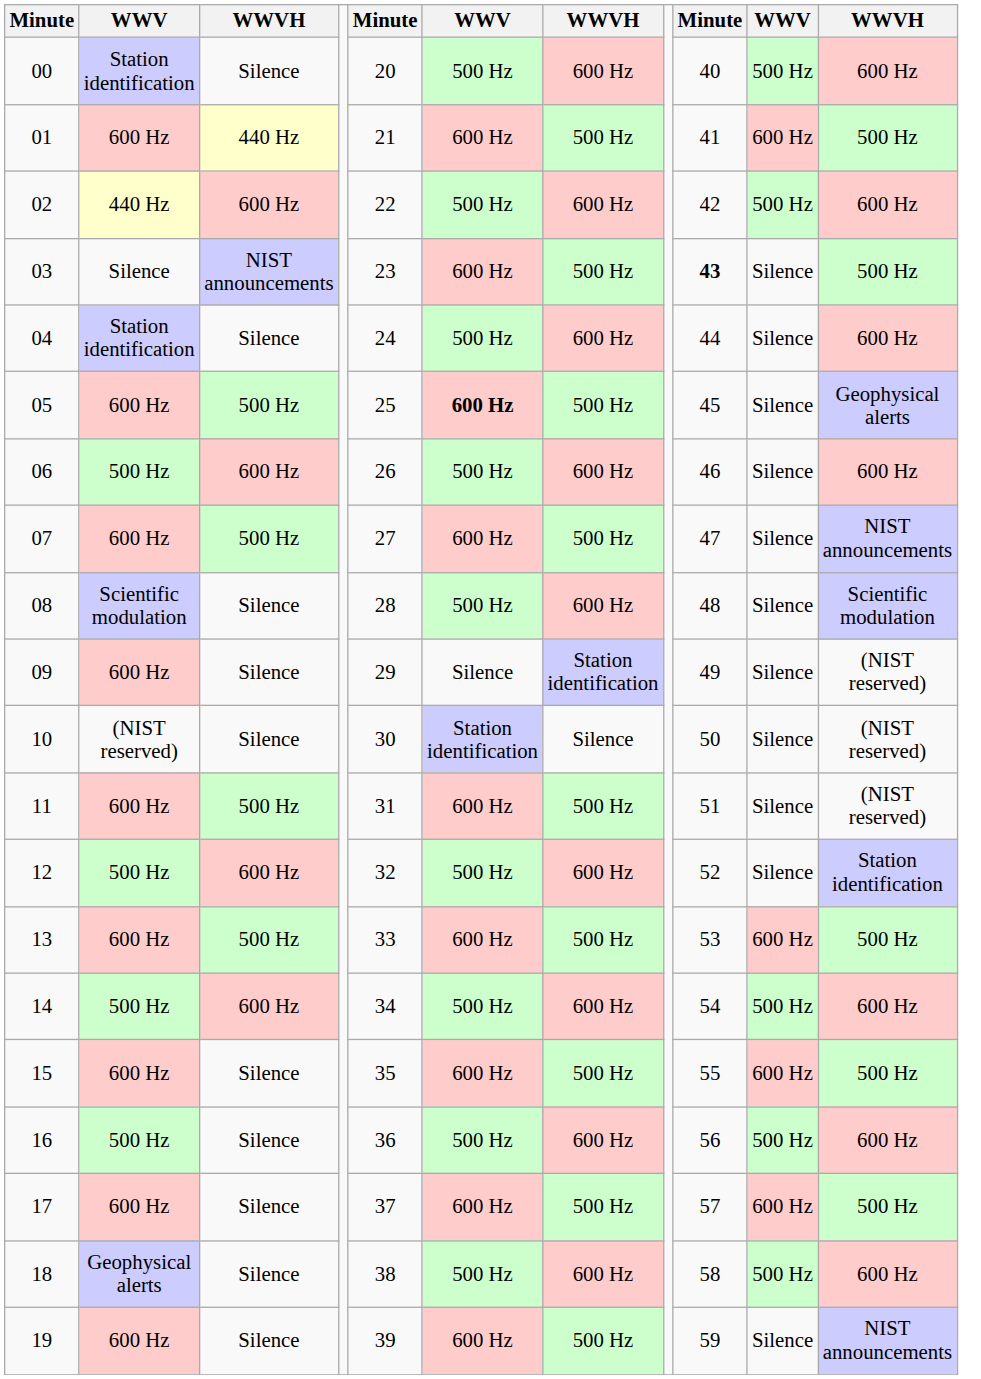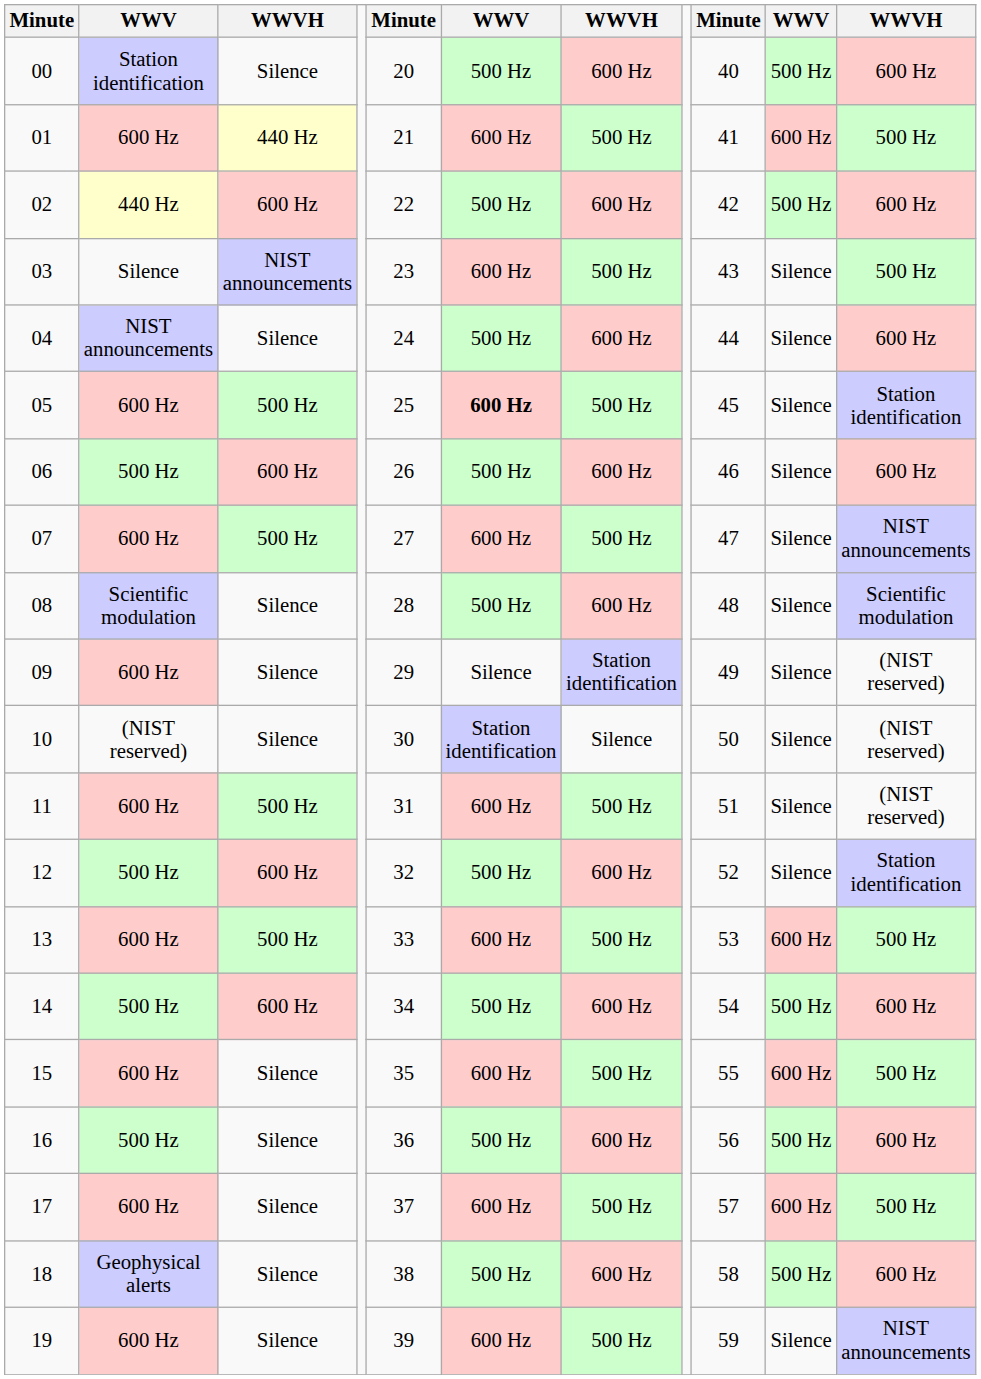(710, 271) bold -> (728, 271) normal
(139, 338) Station identification -> (148, 338) NIST announcements
(887, 405) Geophysical alerts -> (906, 405) Station identification
